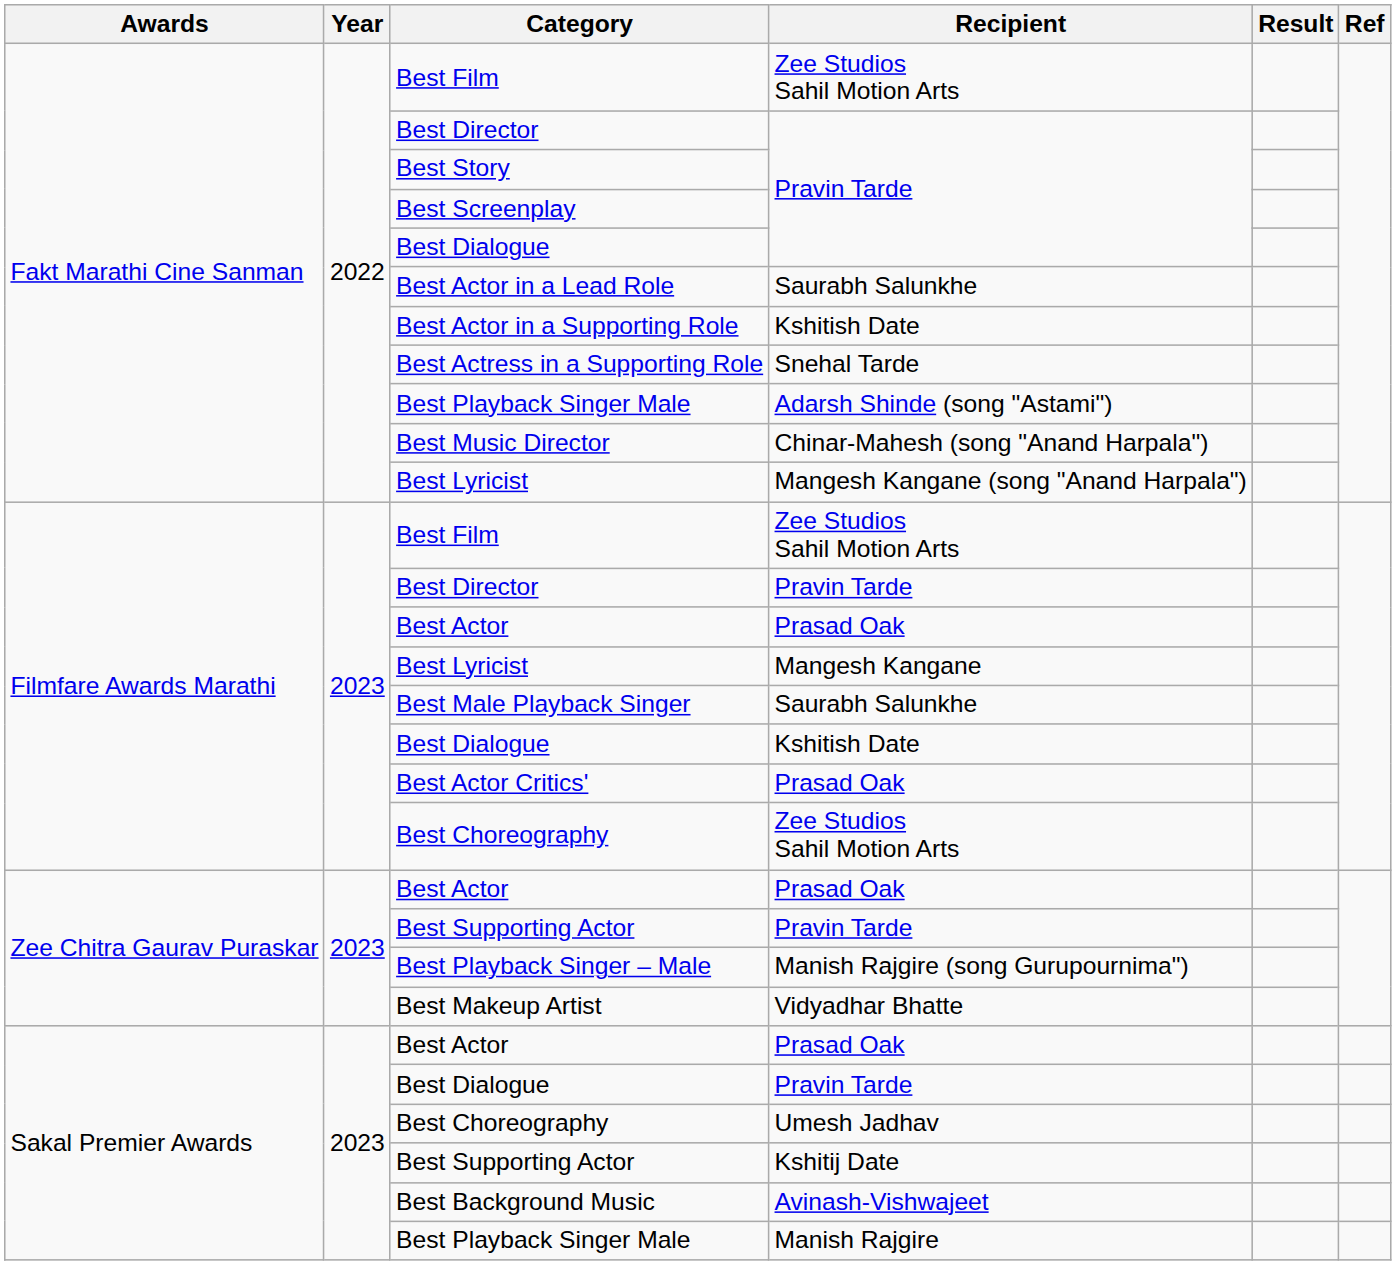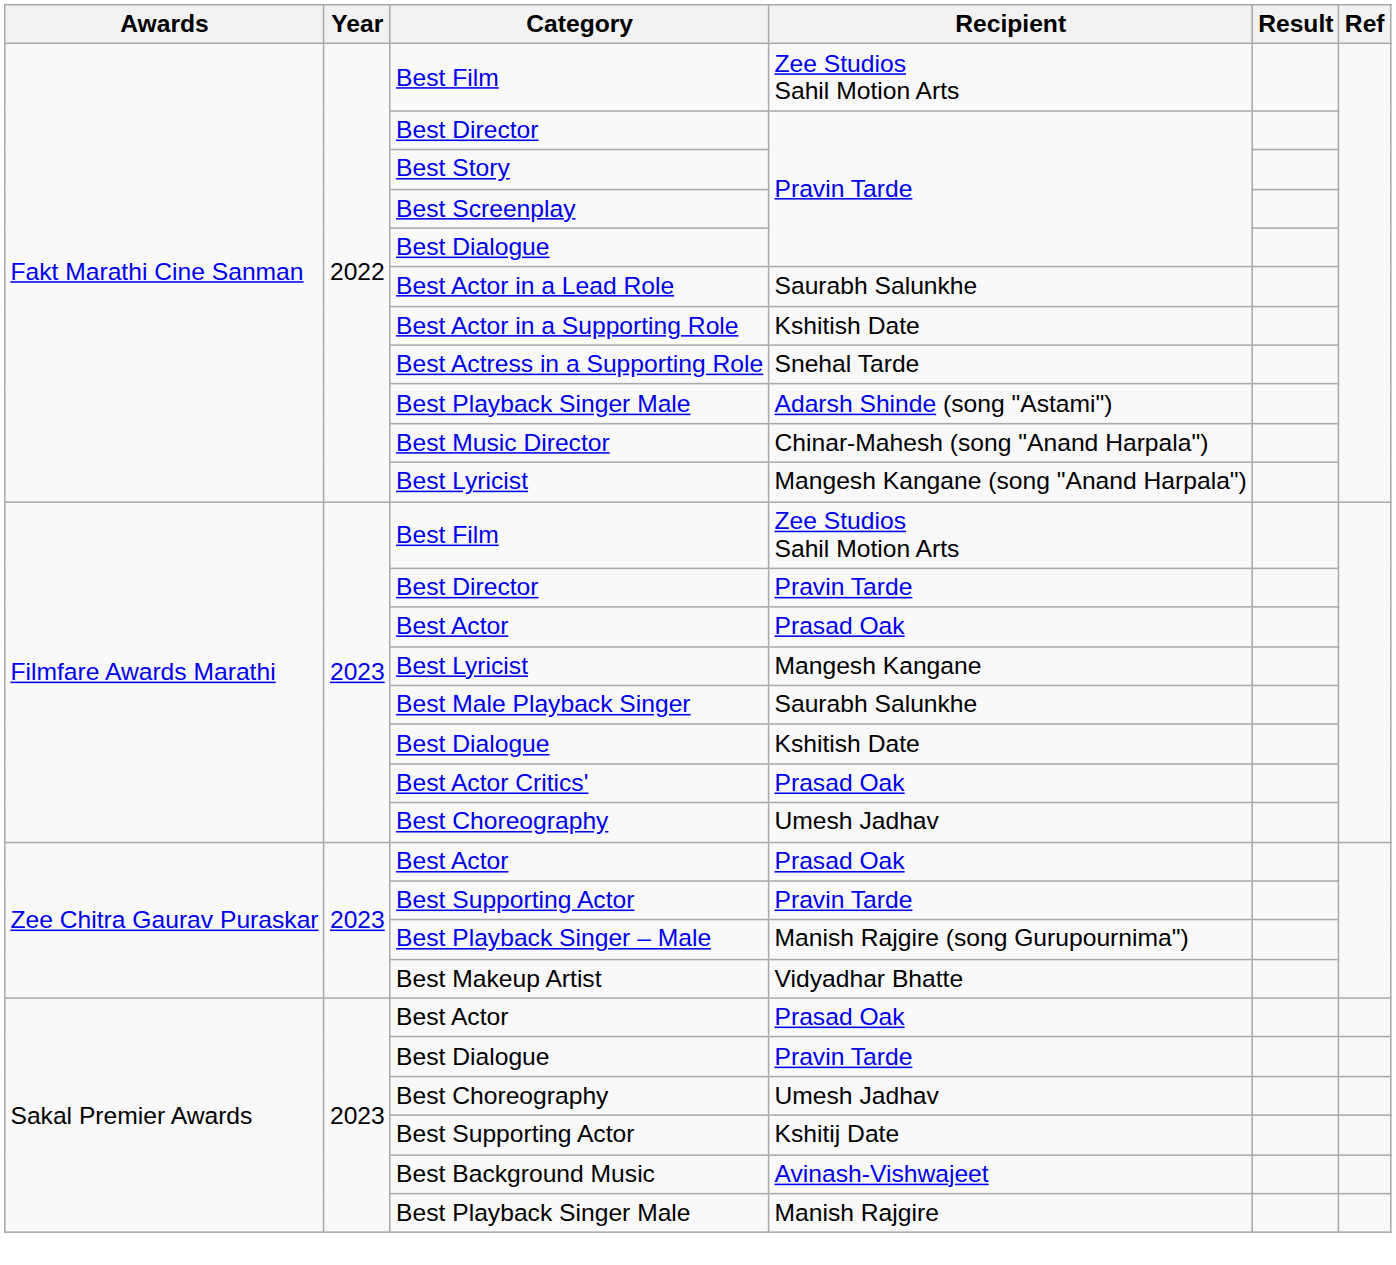(867, 835) Zee Studios Sahil Motion Arts -> (857, 821) Umesh Jadhav
